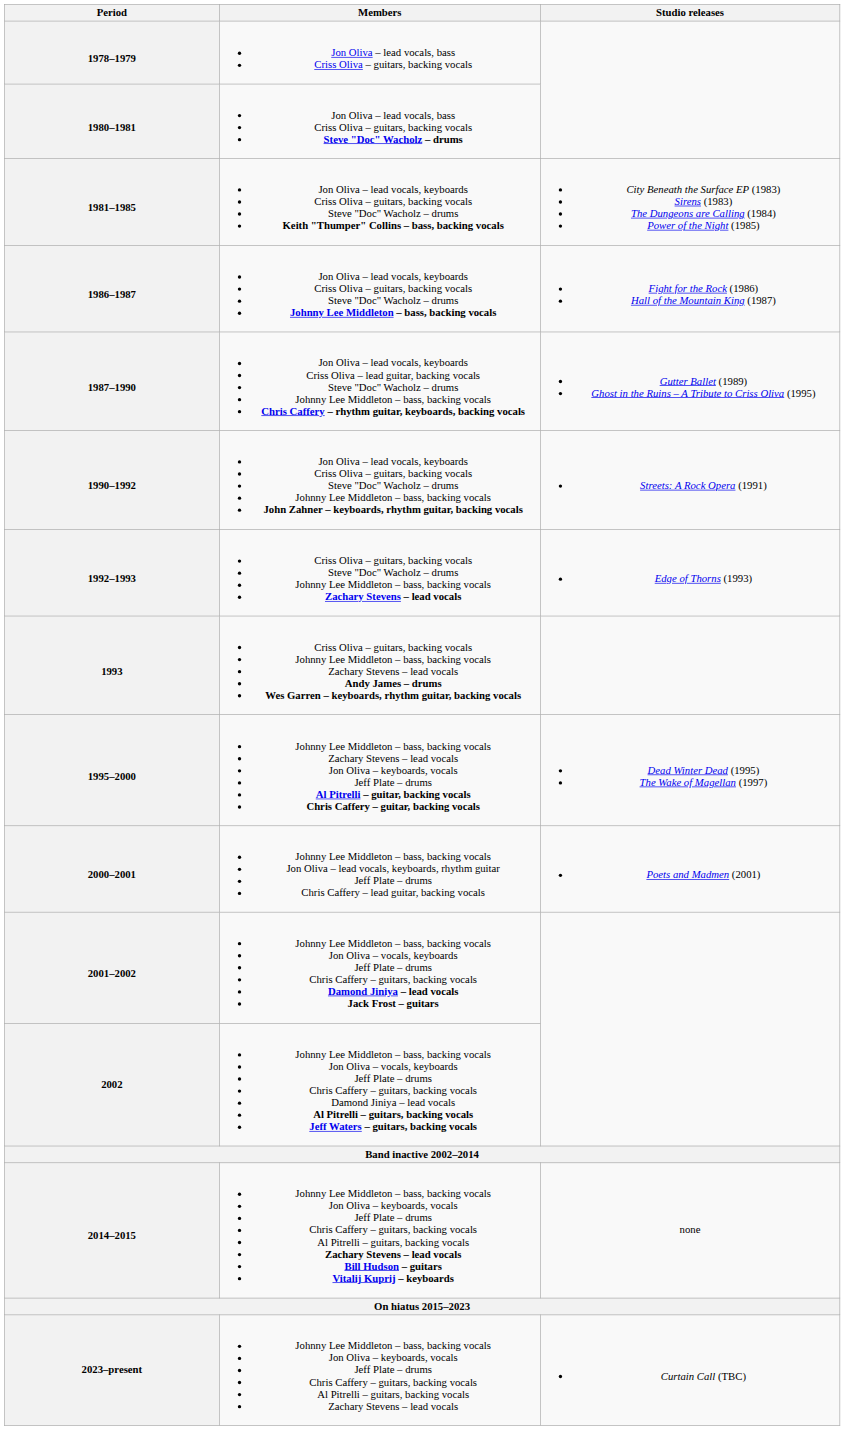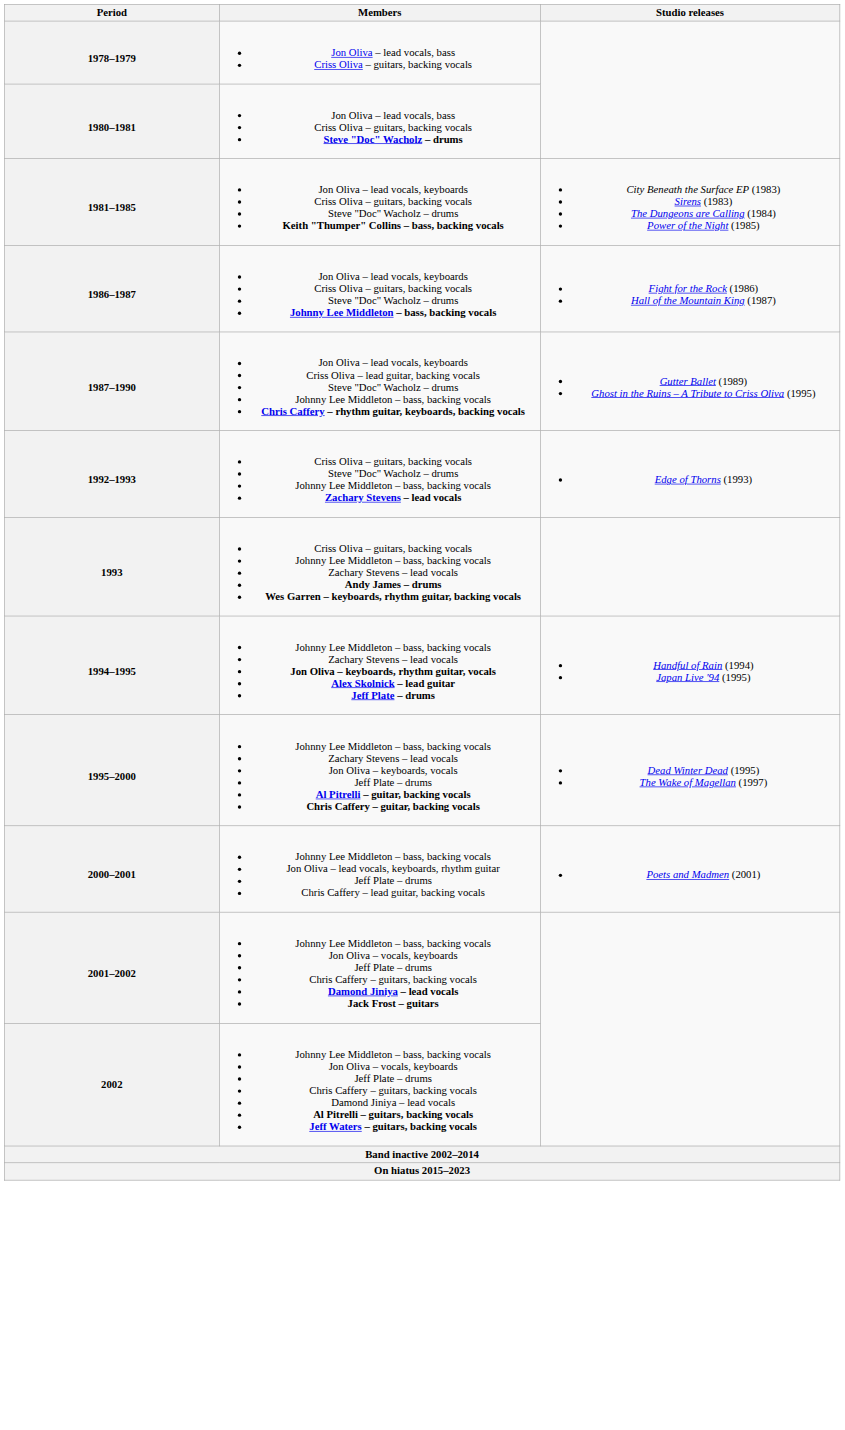- row: (112, 486)
+ row: (112, 671)
- row: (112, 1236)
- row: (112, 1370)
